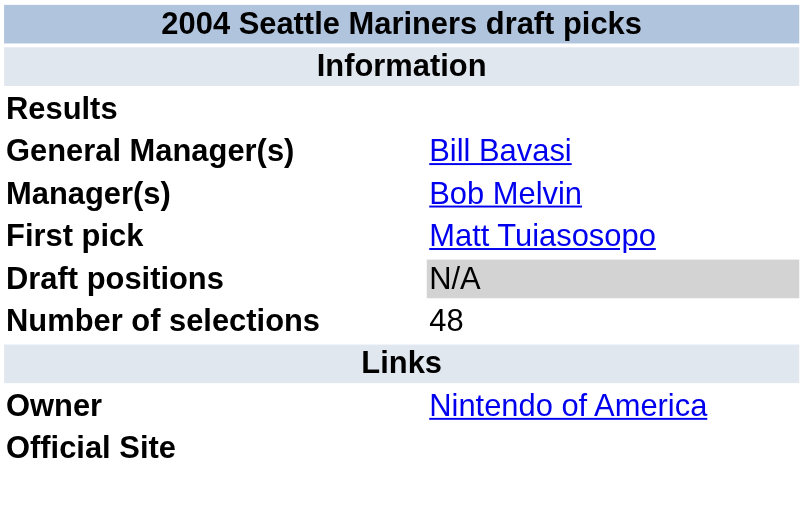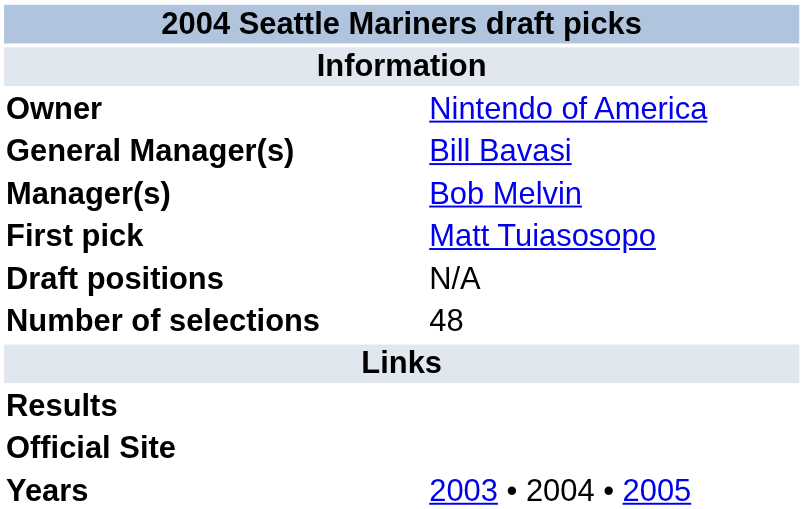rows swapped: (54, 405) <-> (62, 108)
(455, 278) lightgrey background -> (455, 278) no background
+ row: (47, 490)
